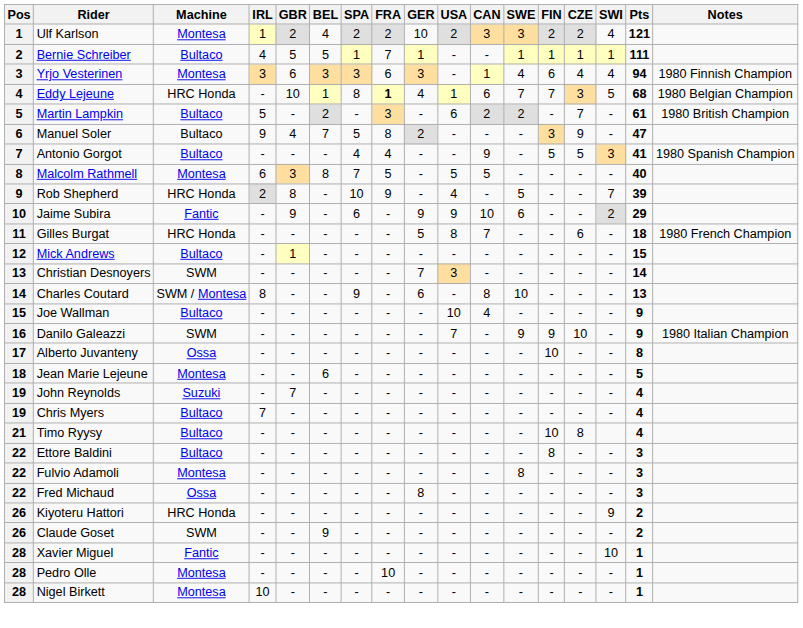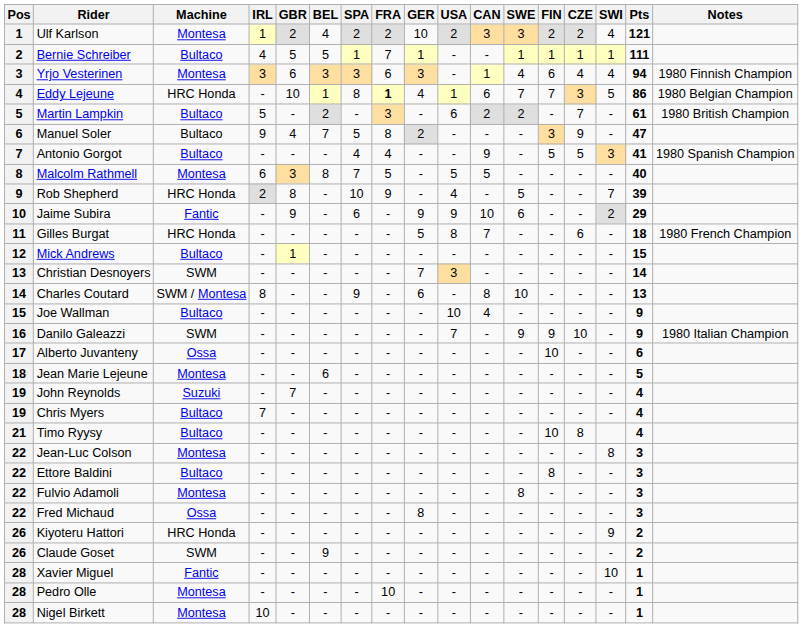(639, 94) 68 -> (639, 94) 86
(639, 353) 8 -> (639, 353) 6
+ row: (84, 453)
